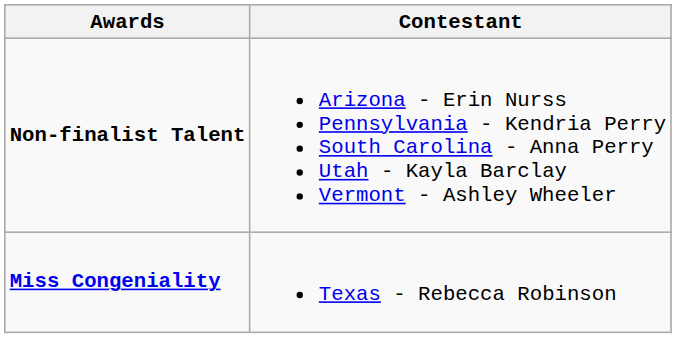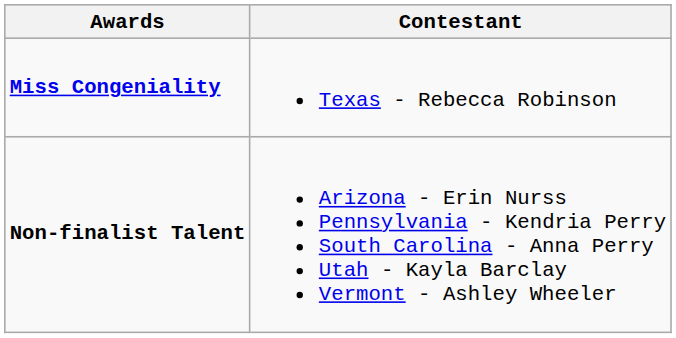rows swapped: (115, 282) <-> (128, 136)
